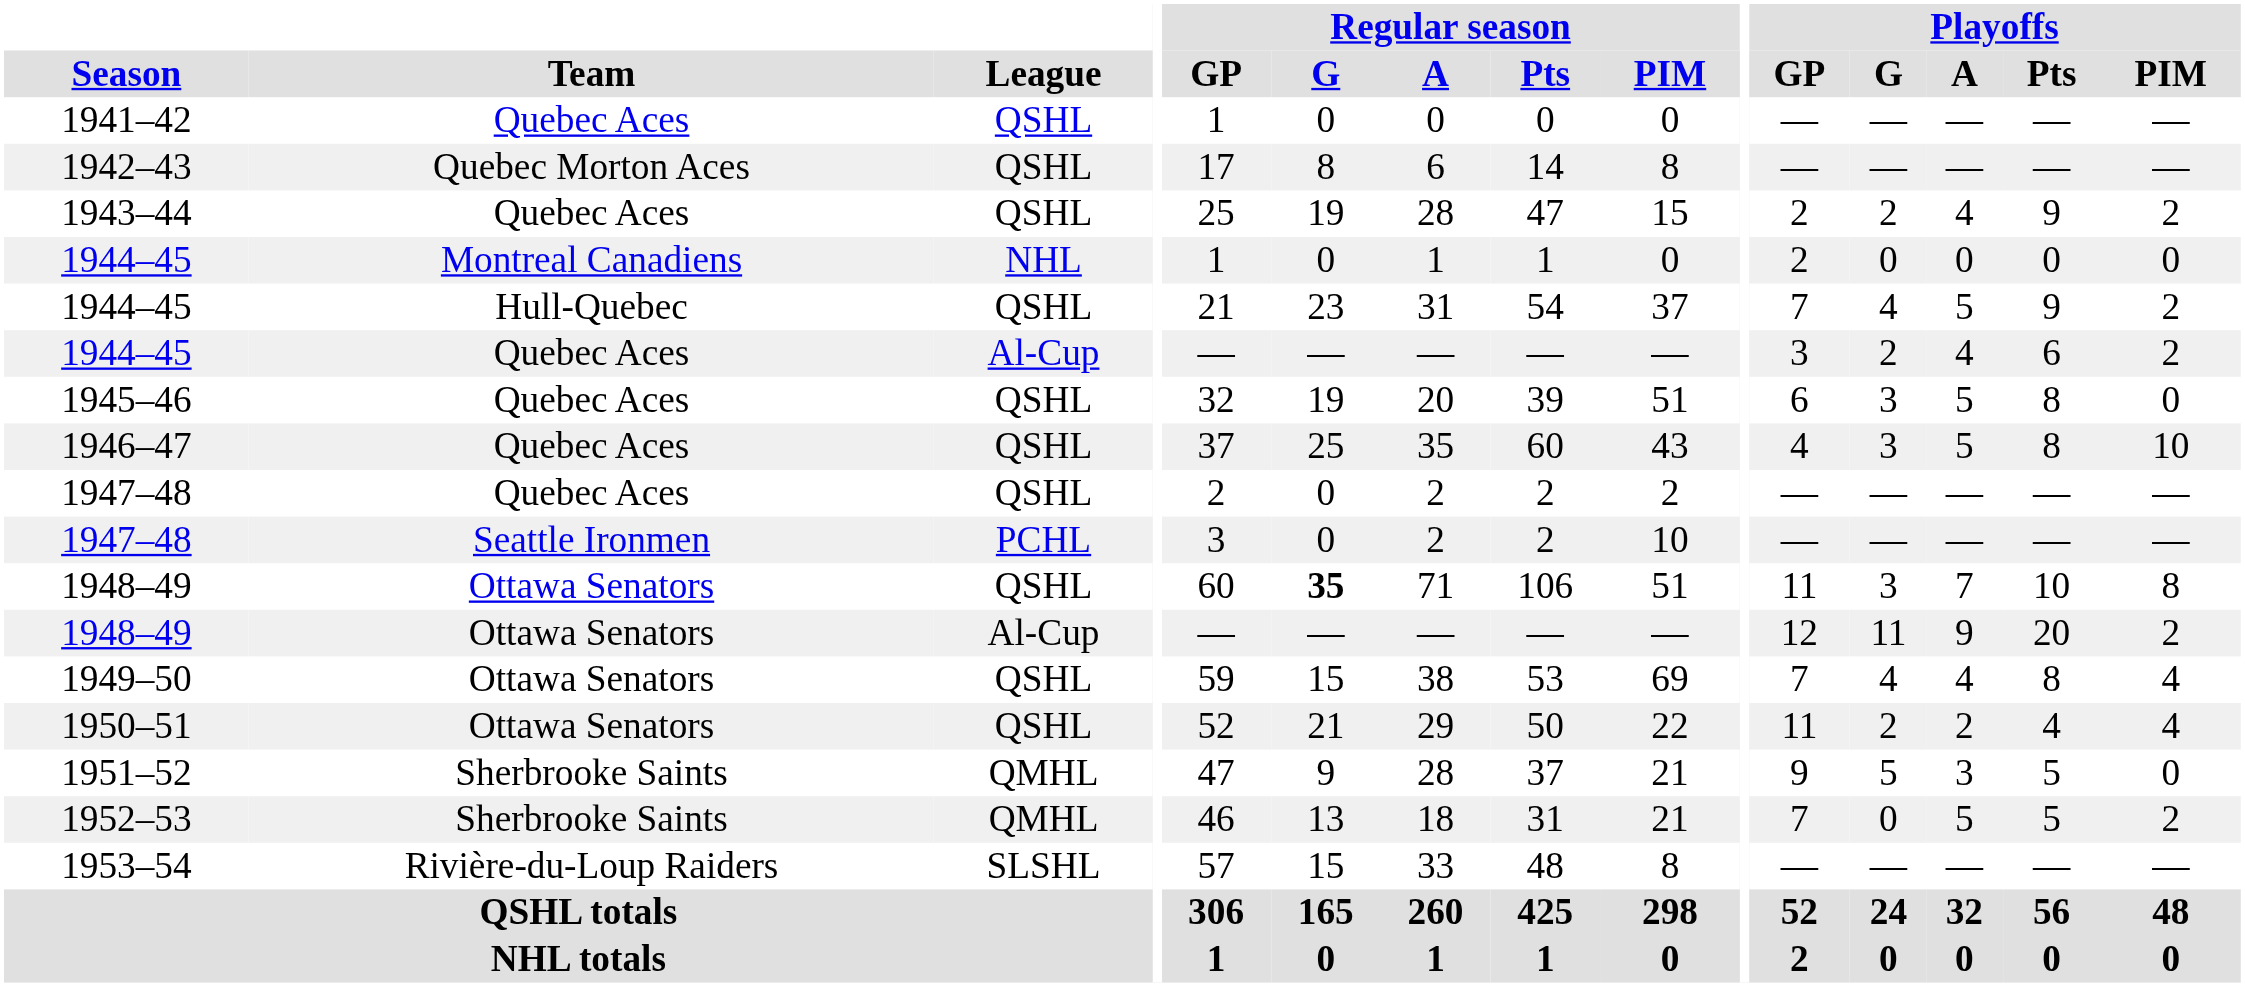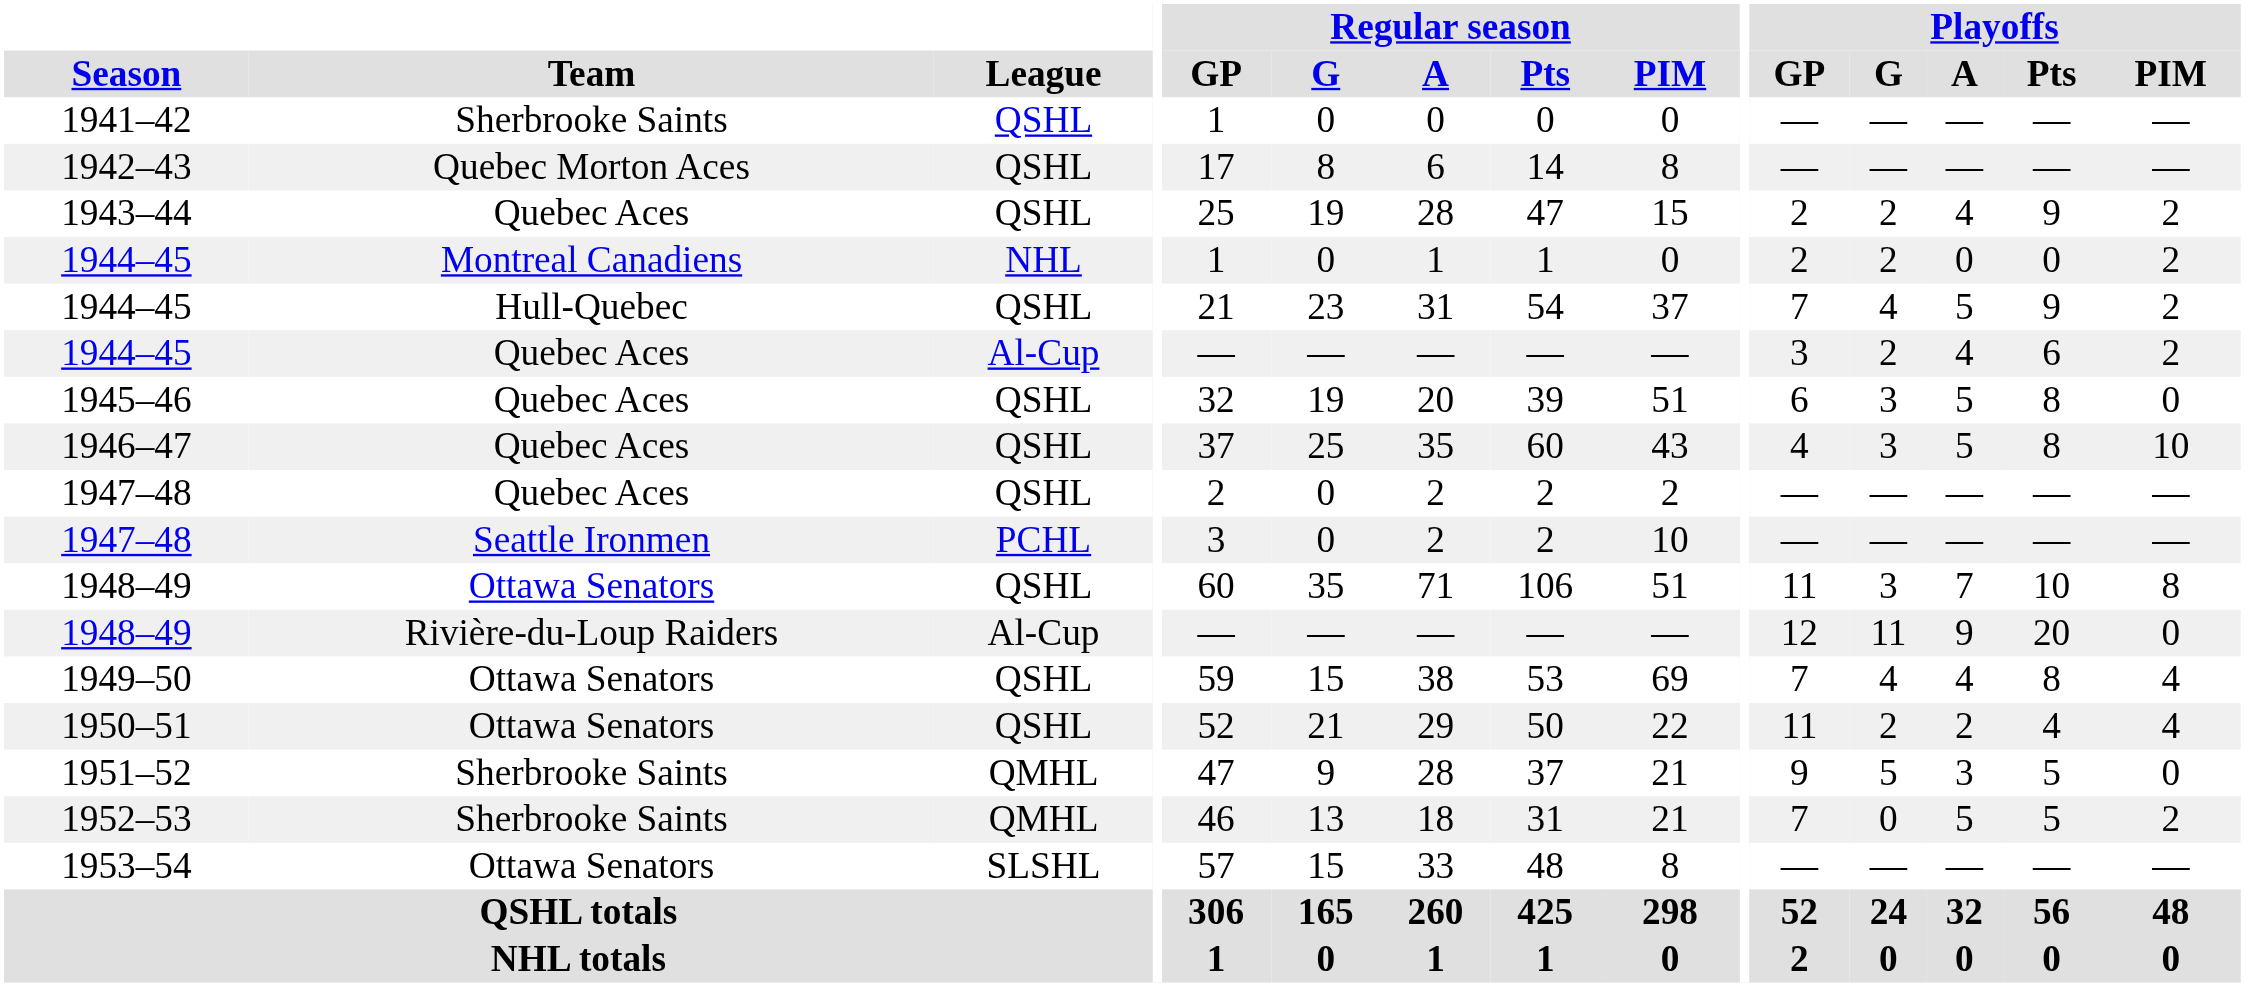(592, 119) Quebec Aces -> (592, 119) Sherbrooke Saints
(1888, 259) 0 -> (1888, 259) 2
(2171, 259) 0 -> (2171, 259) 2
(1326, 585) bold -> (1326, 585) normal
(592, 632) Ottawa Senators -> (592, 632) Rivière-du-Loup Raiders
(2171, 632) 2 -> (2171, 632) 0
(592, 865) Rivière-du-Loup Raiders -> (592, 865) Ottawa Senators
